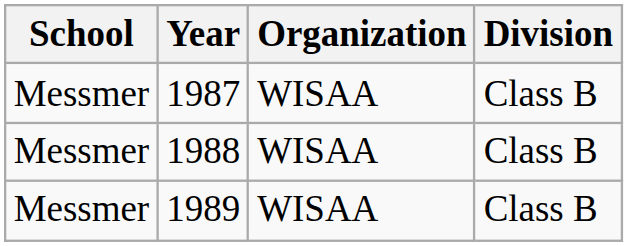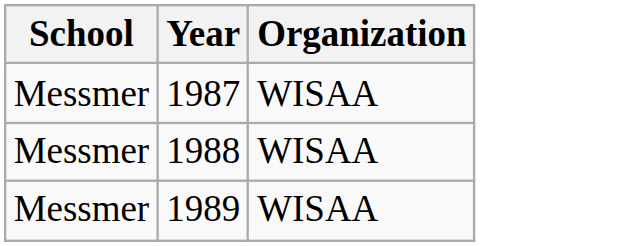- column: (548, 33)
